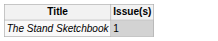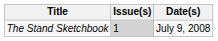+ column: (183, 12)
